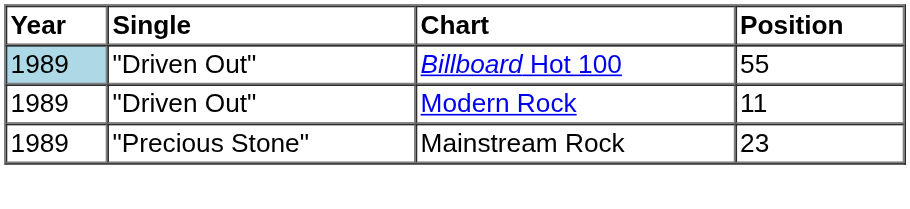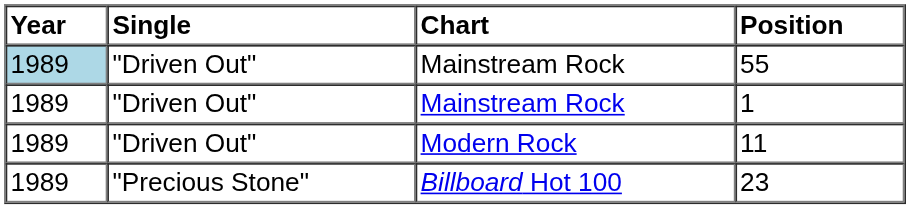(521, 64) Billboard Hot 100 -> (523, 64) Mainstream Rock
+ row: (747, 103)
(523, 143) Mainstream Rock -> (521, 182) Billboard Hot 100
